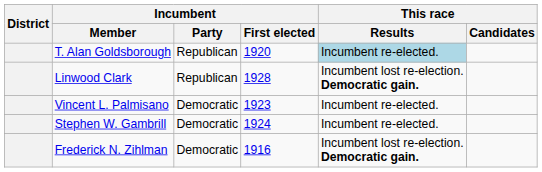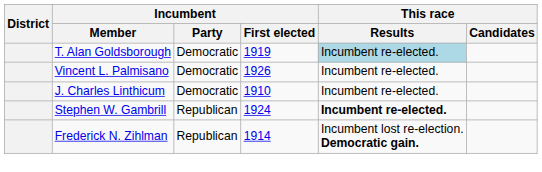(207, 52) Republican -> (207, 52) Democratic
(257, 52) 1920 -> (257, 52) 1919
- row: (93, 78)
(257, 104) 1923 -> (257, 71) 1926
+ row: (110, 91)
(207, 124) Democratic -> (207, 110) Republican
(380, 124) normal -> (384, 110) bold
(207, 150) Democratic -> (207, 136) Republican
(257, 150) 1916 -> (257, 136) 1914
